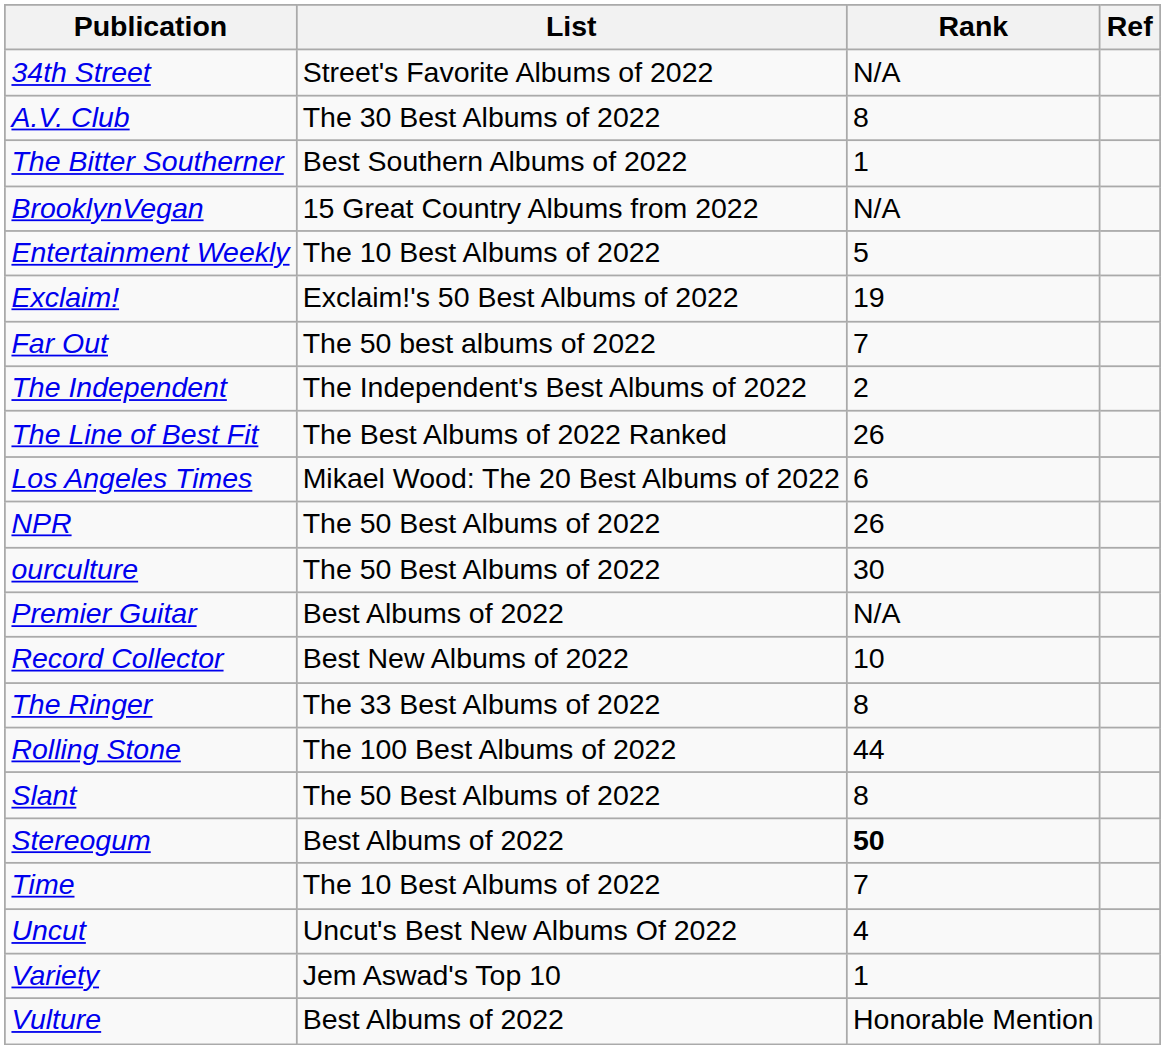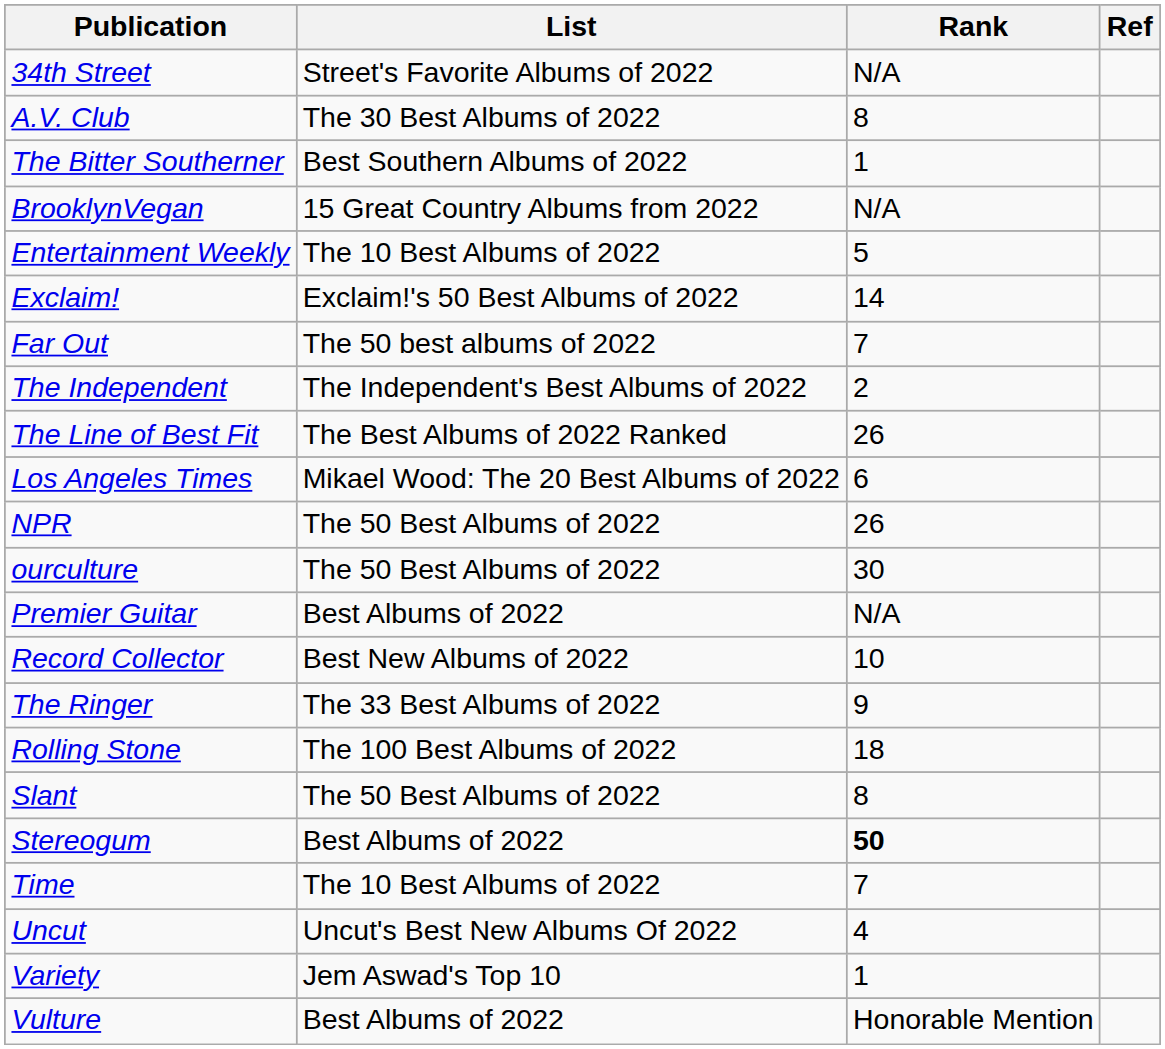(869, 298) 19 -> (869, 298) 14
(861, 704) 8 -> (861, 704) 9
(869, 749) 44 -> (869, 749) 18
